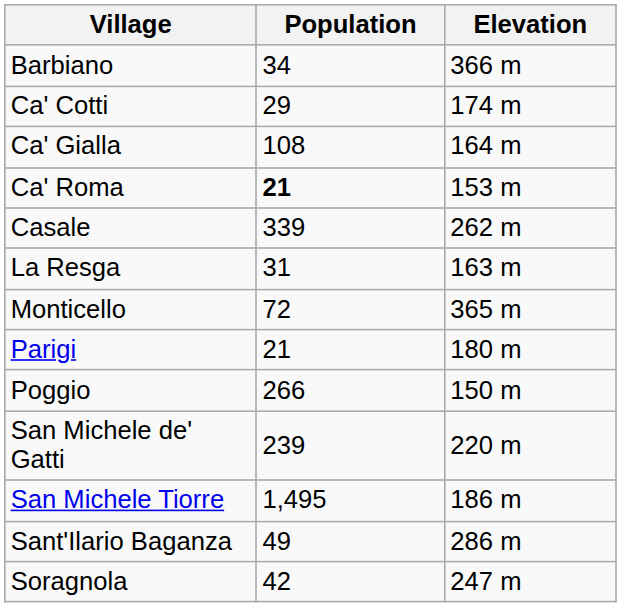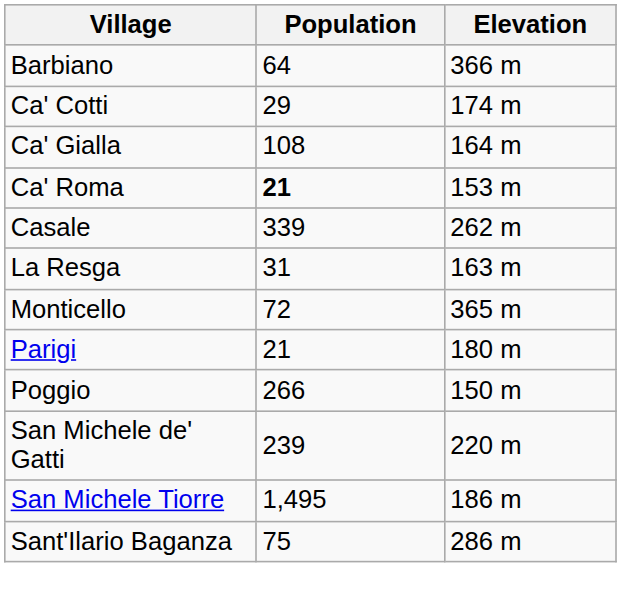(350, 66) 34 -> (350, 66) 64
(350, 541) 49 -> (350, 541) 75
- row: (69, 581)
